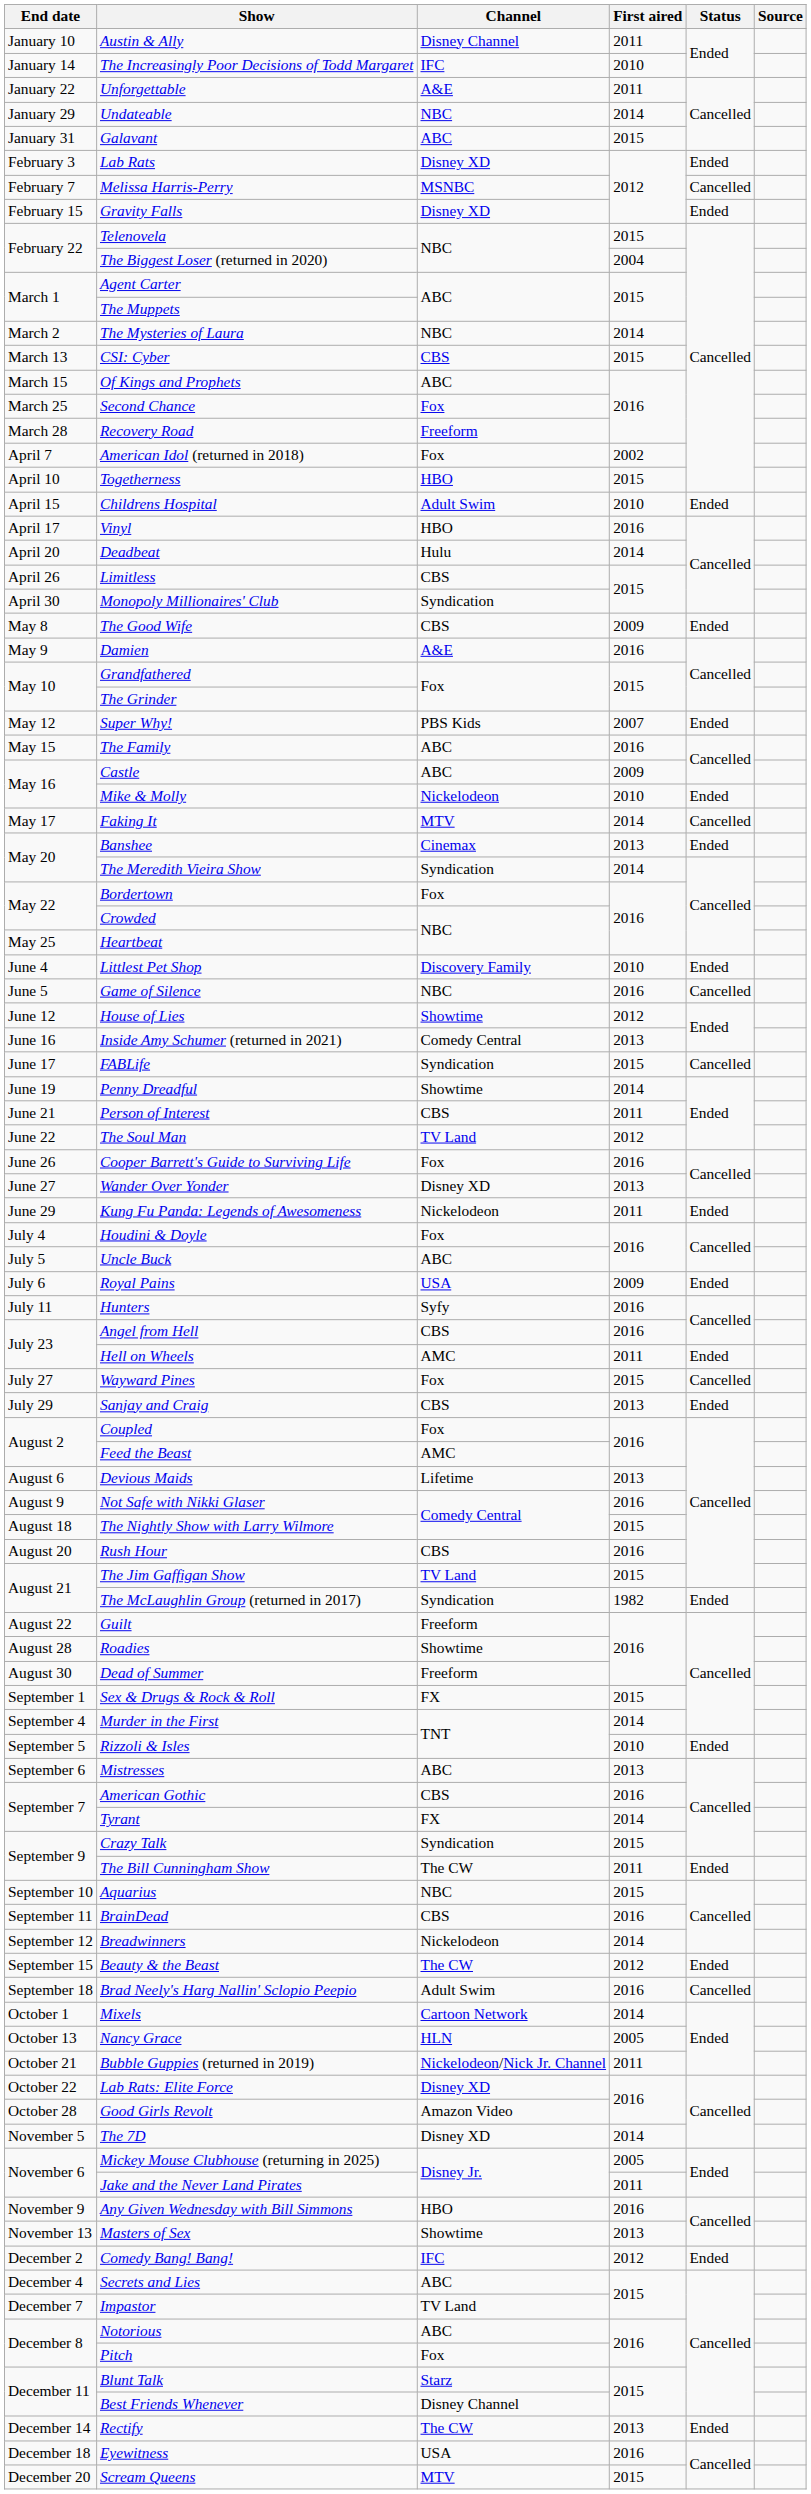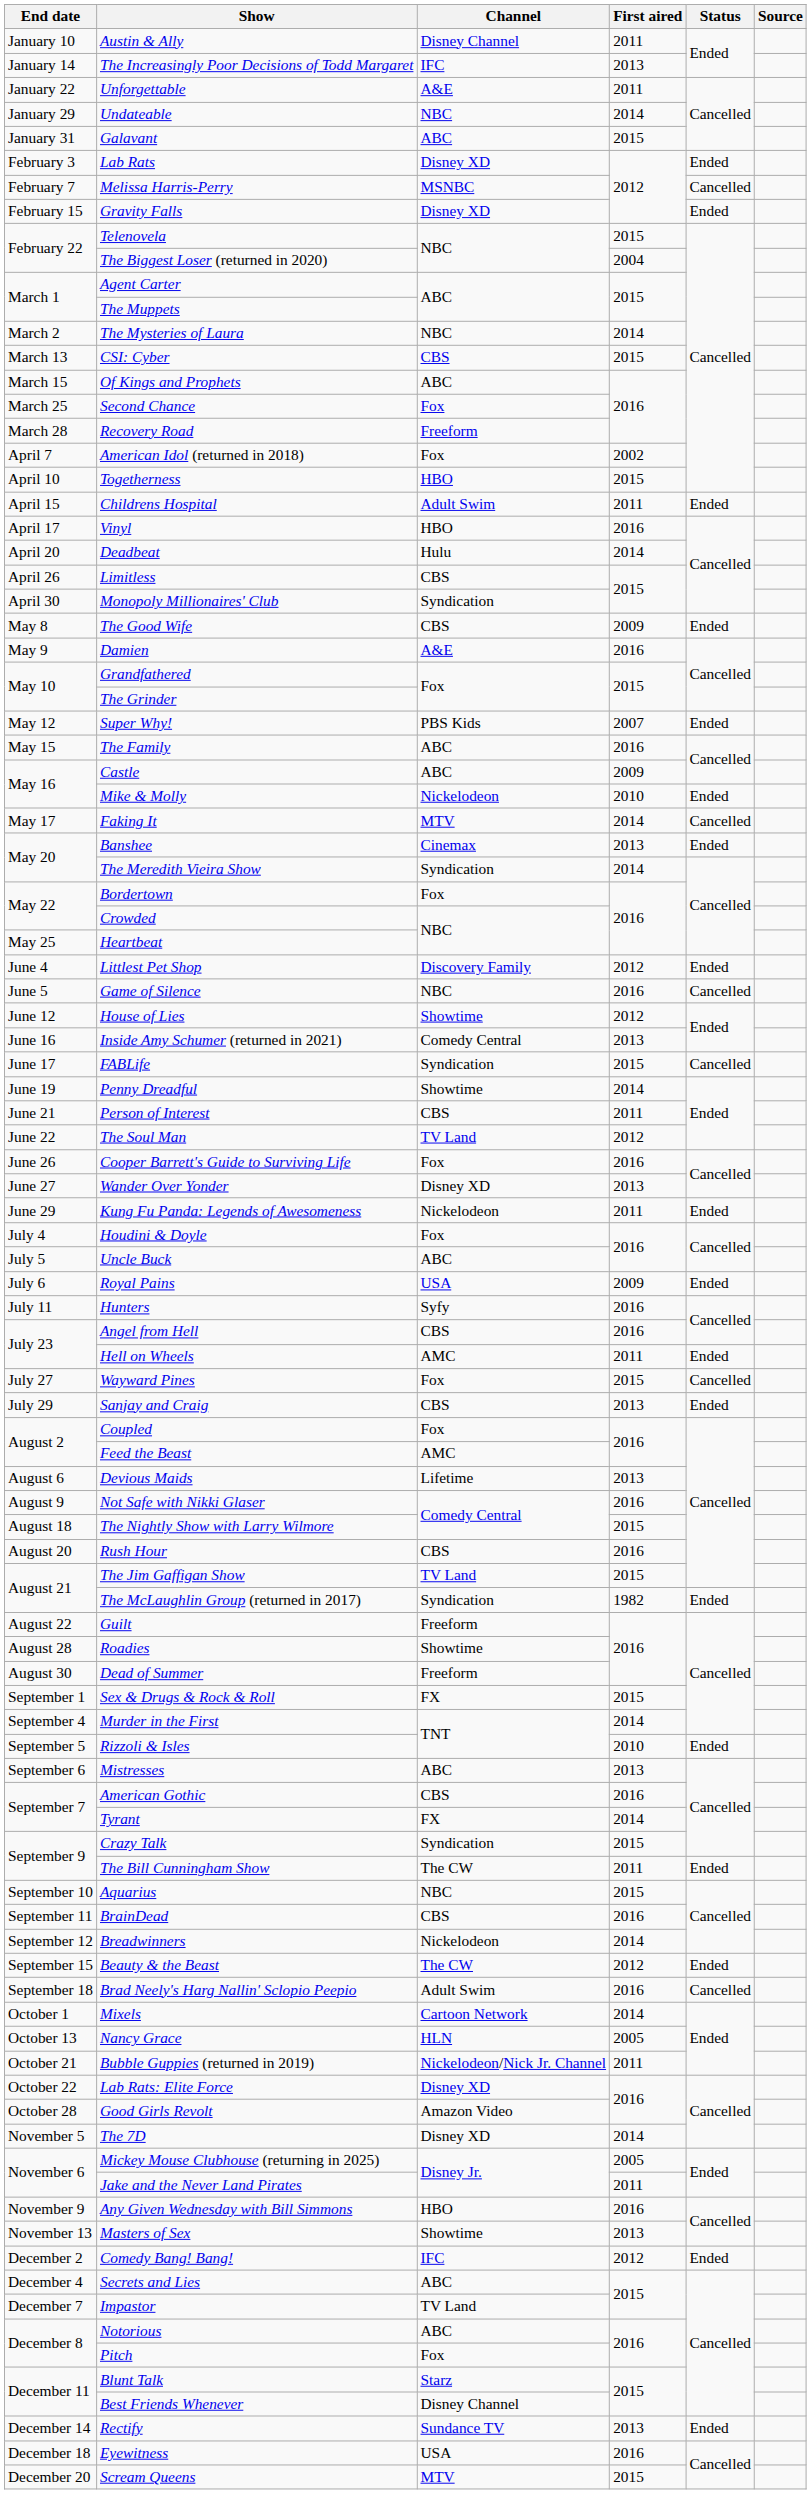(629, 65) 2010 -> (629, 65) 2013
(629, 503) 2010 -> (628, 503) 2011
(629, 966) 2010 -> (629, 966) 2012
(447, 2428) The CW -> (462, 2428) Sundance TV
